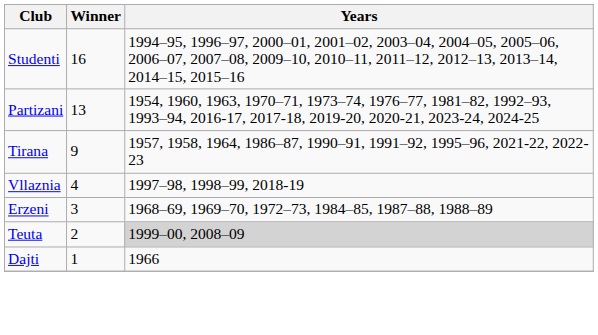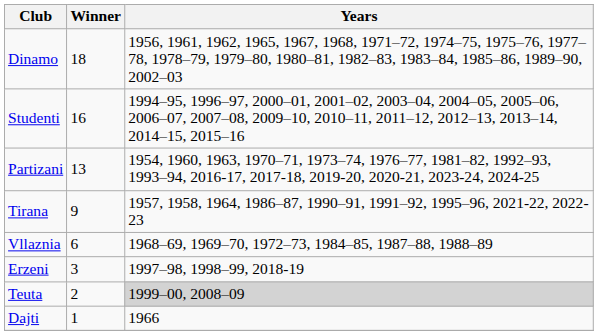+ row: (33, 58)
(74, 185) 4 -> (74, 244) 6
(216, 185) 1997–98, 1998–99, 2018-19 -> (310, 244) 1968–69, 1969–70, 1972–73, 1984–85, 1987–88, 1988–89
(310, 209) 1968–69, 1969–70, 1972–73, 1984–85, 1987–88, 1988–89 -> (216, 269) 1997–98, 1998–99, 2018-19
